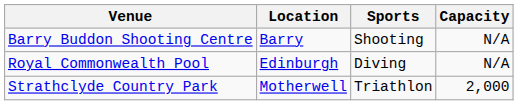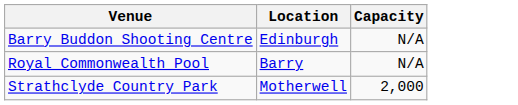- column: (393, 16)
(281, 40) Barry -> (299, 40) Edinburgh
(299, 64) Edinburgh -> (281, 64) Barry
